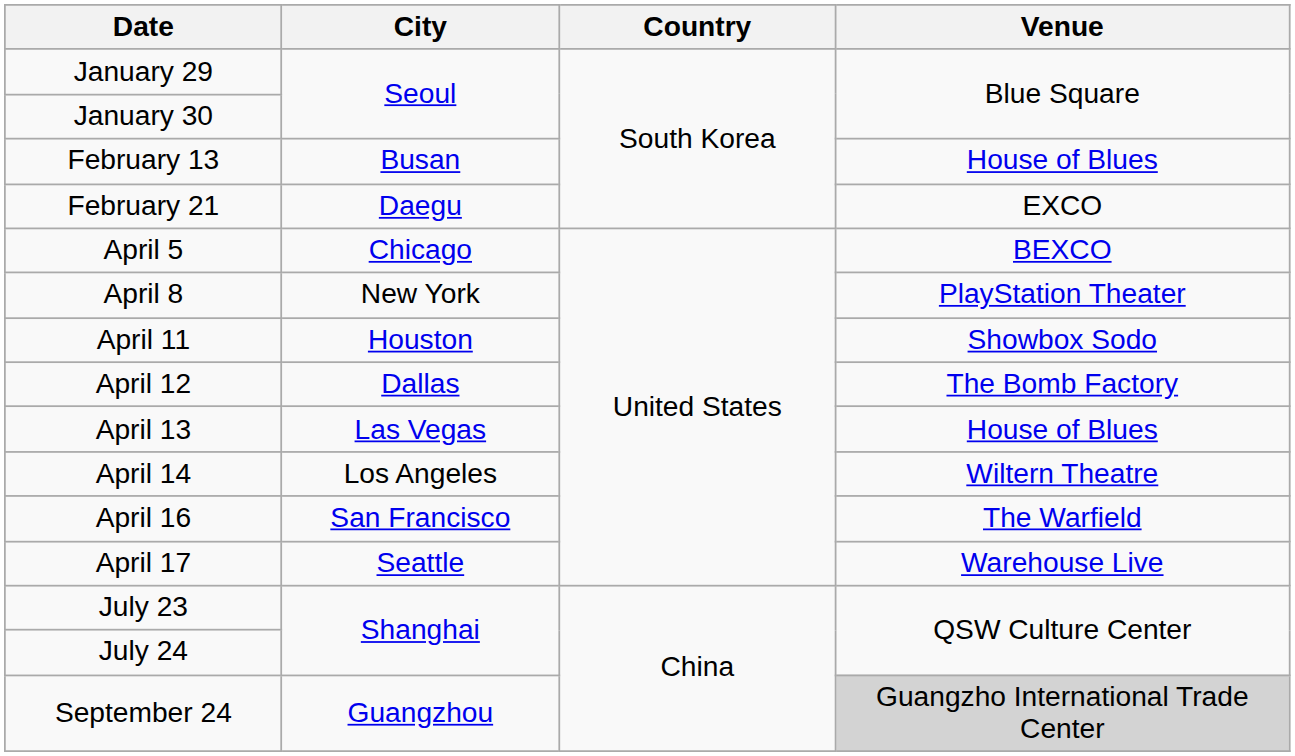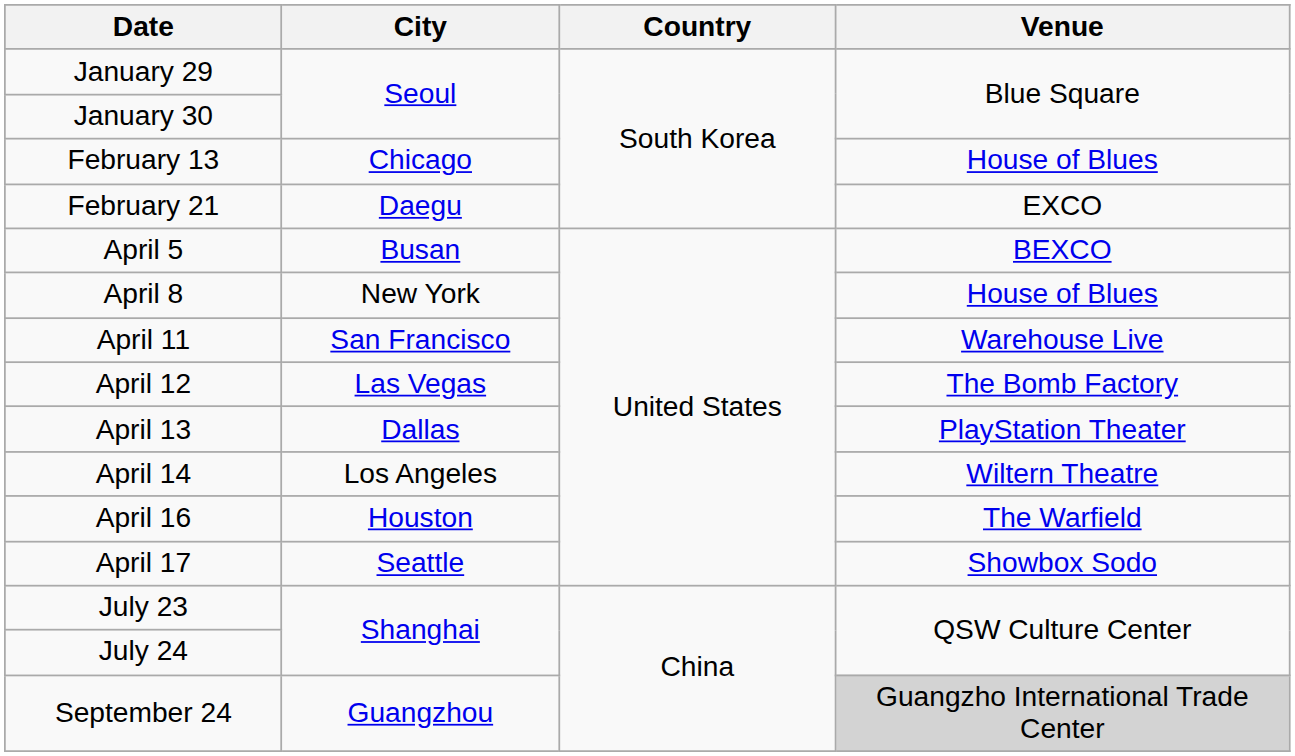(420, 160) Busan -> (420, 160) Chicago
(420, 250) Chicago -> (420, 250) Busan
(1062, 294) PlayStation Theater -> (1062, 294) House of Blues
(420, 339) Houston -> (420, 339) San Francisco
(1062, 339) Showbox Sodo -> (1062, 339) Warehouse Live
(420, 384) Dallas -> (420, 384) Las Vegas
(420, 428) Las Vegas -> (420, 428) Dallas
(1062, 428) House of Blues -> (1062, 428) PlayStation Theater
(420, 518) San Francisco -> (420, 518) Houston
(1062, 562) Warehouse Live -> (1062, 562) Showbox Sodo
